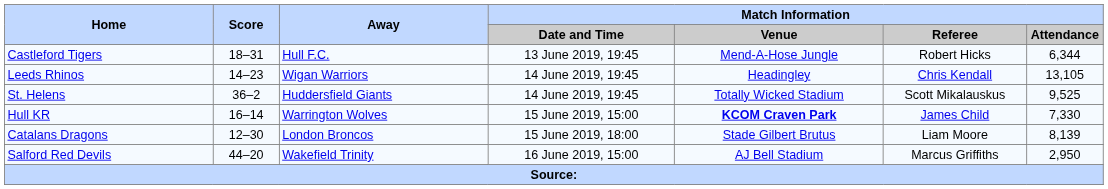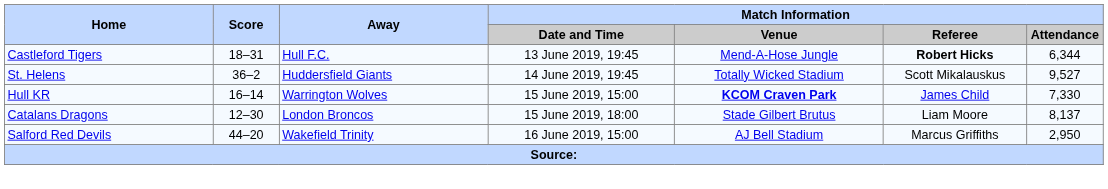(955, 54) normal -> (955, 54) bold
- row: (46, 74)
(1065, 94) 9,525 -> (1065, 74) 9,527
(1065, 135) 8,139 -> (1065, 114) 8,137
